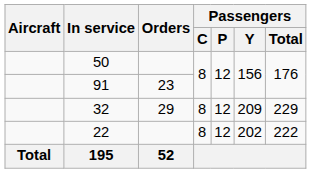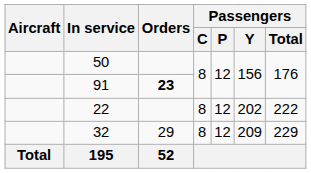(166, 86) normal -> (166, 86) bold
rows swapped: (101, 132) <-> (101, 109)
